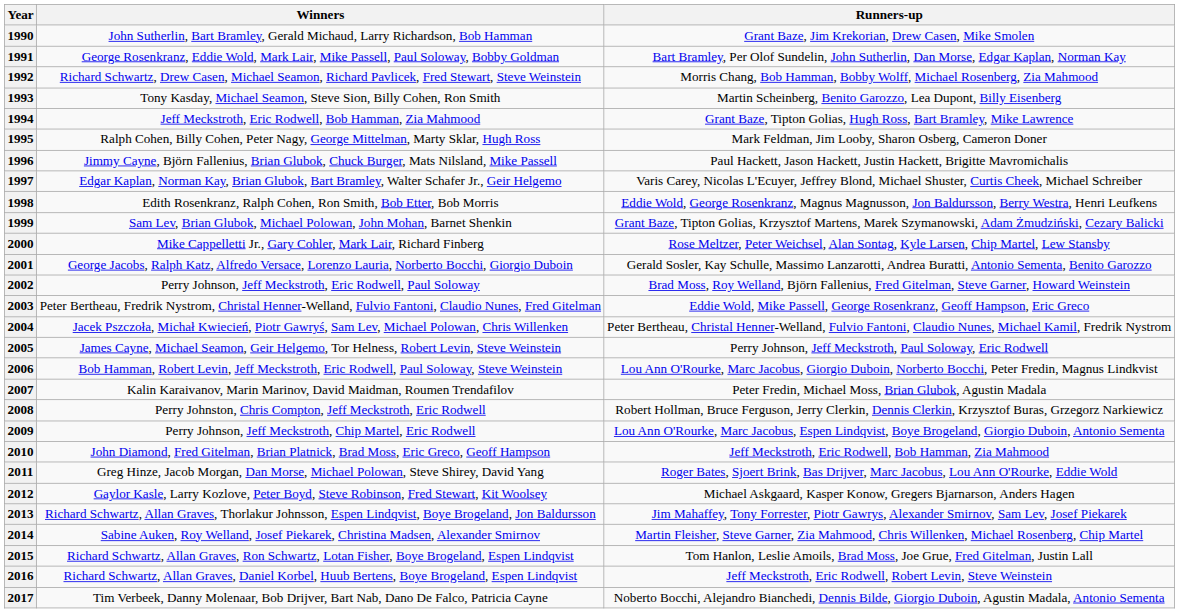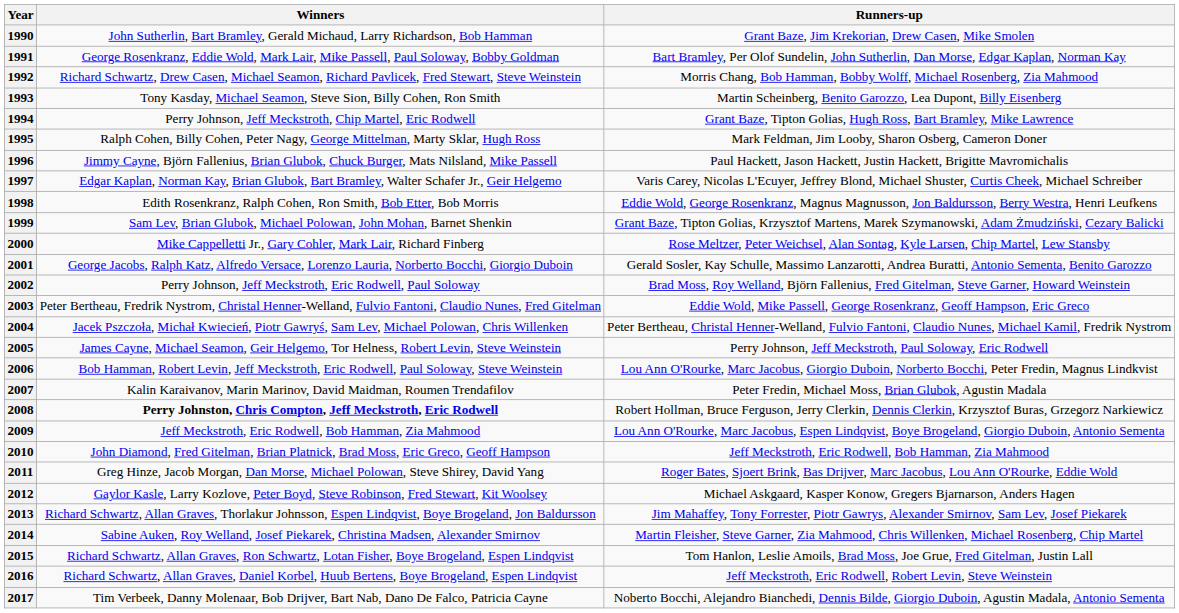(320, 118) Jeff Meckstroth, Eric Rodwell, Bob Hamman, Zia Mahmood -> (320, 118) Perry Johnson, Jeff Meckstroth, Chip Martel, Eric Rodwell
(320, 410) normal -> (320, 410) bold
(320, 431) Perry Johnson, Jeff Meckstroth, Chip Martel, Eric Rodwell -> (320, 431) Jeff Meckstroth, Eric Rodwell, Bob Hamman, Zia Mahmood
